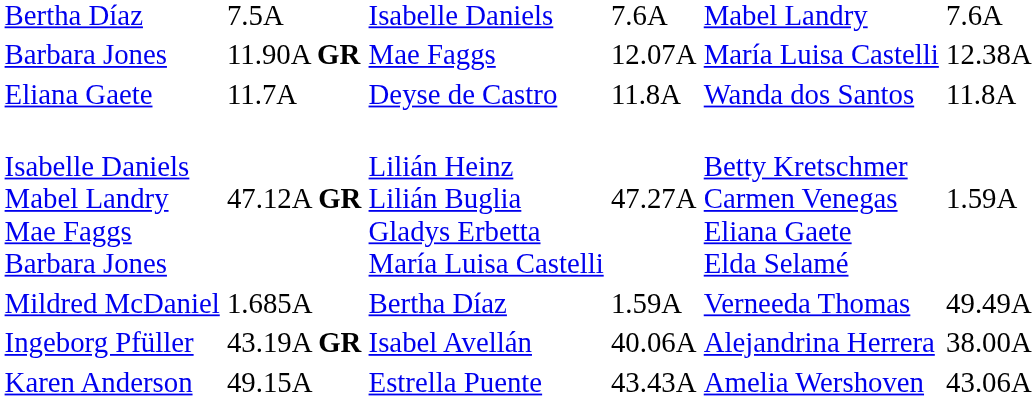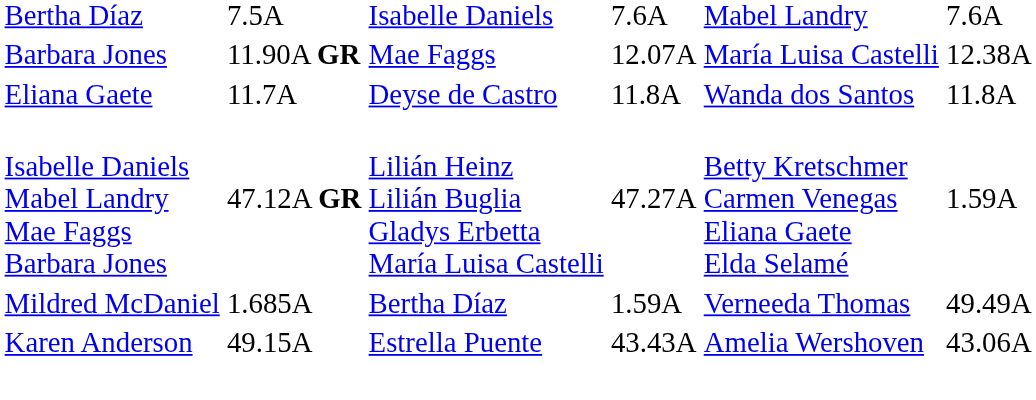- row: (99, 342)
